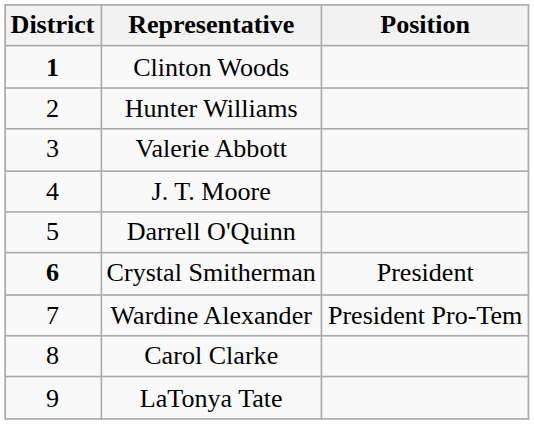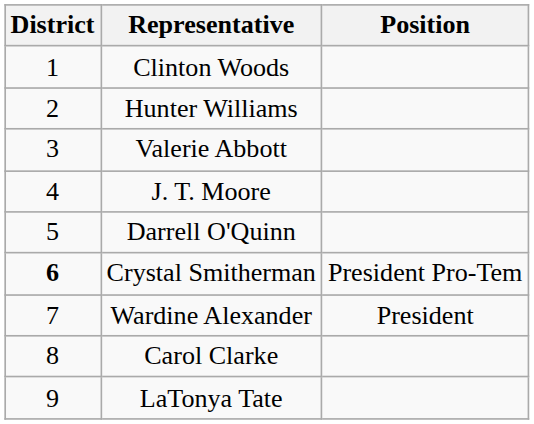(53, 66) bold -> (53, 66) normal
(425, 273) President -> (425, 273) President Pro-Tem
(425, 314) President Pro-Tem -> (425, 314) President
